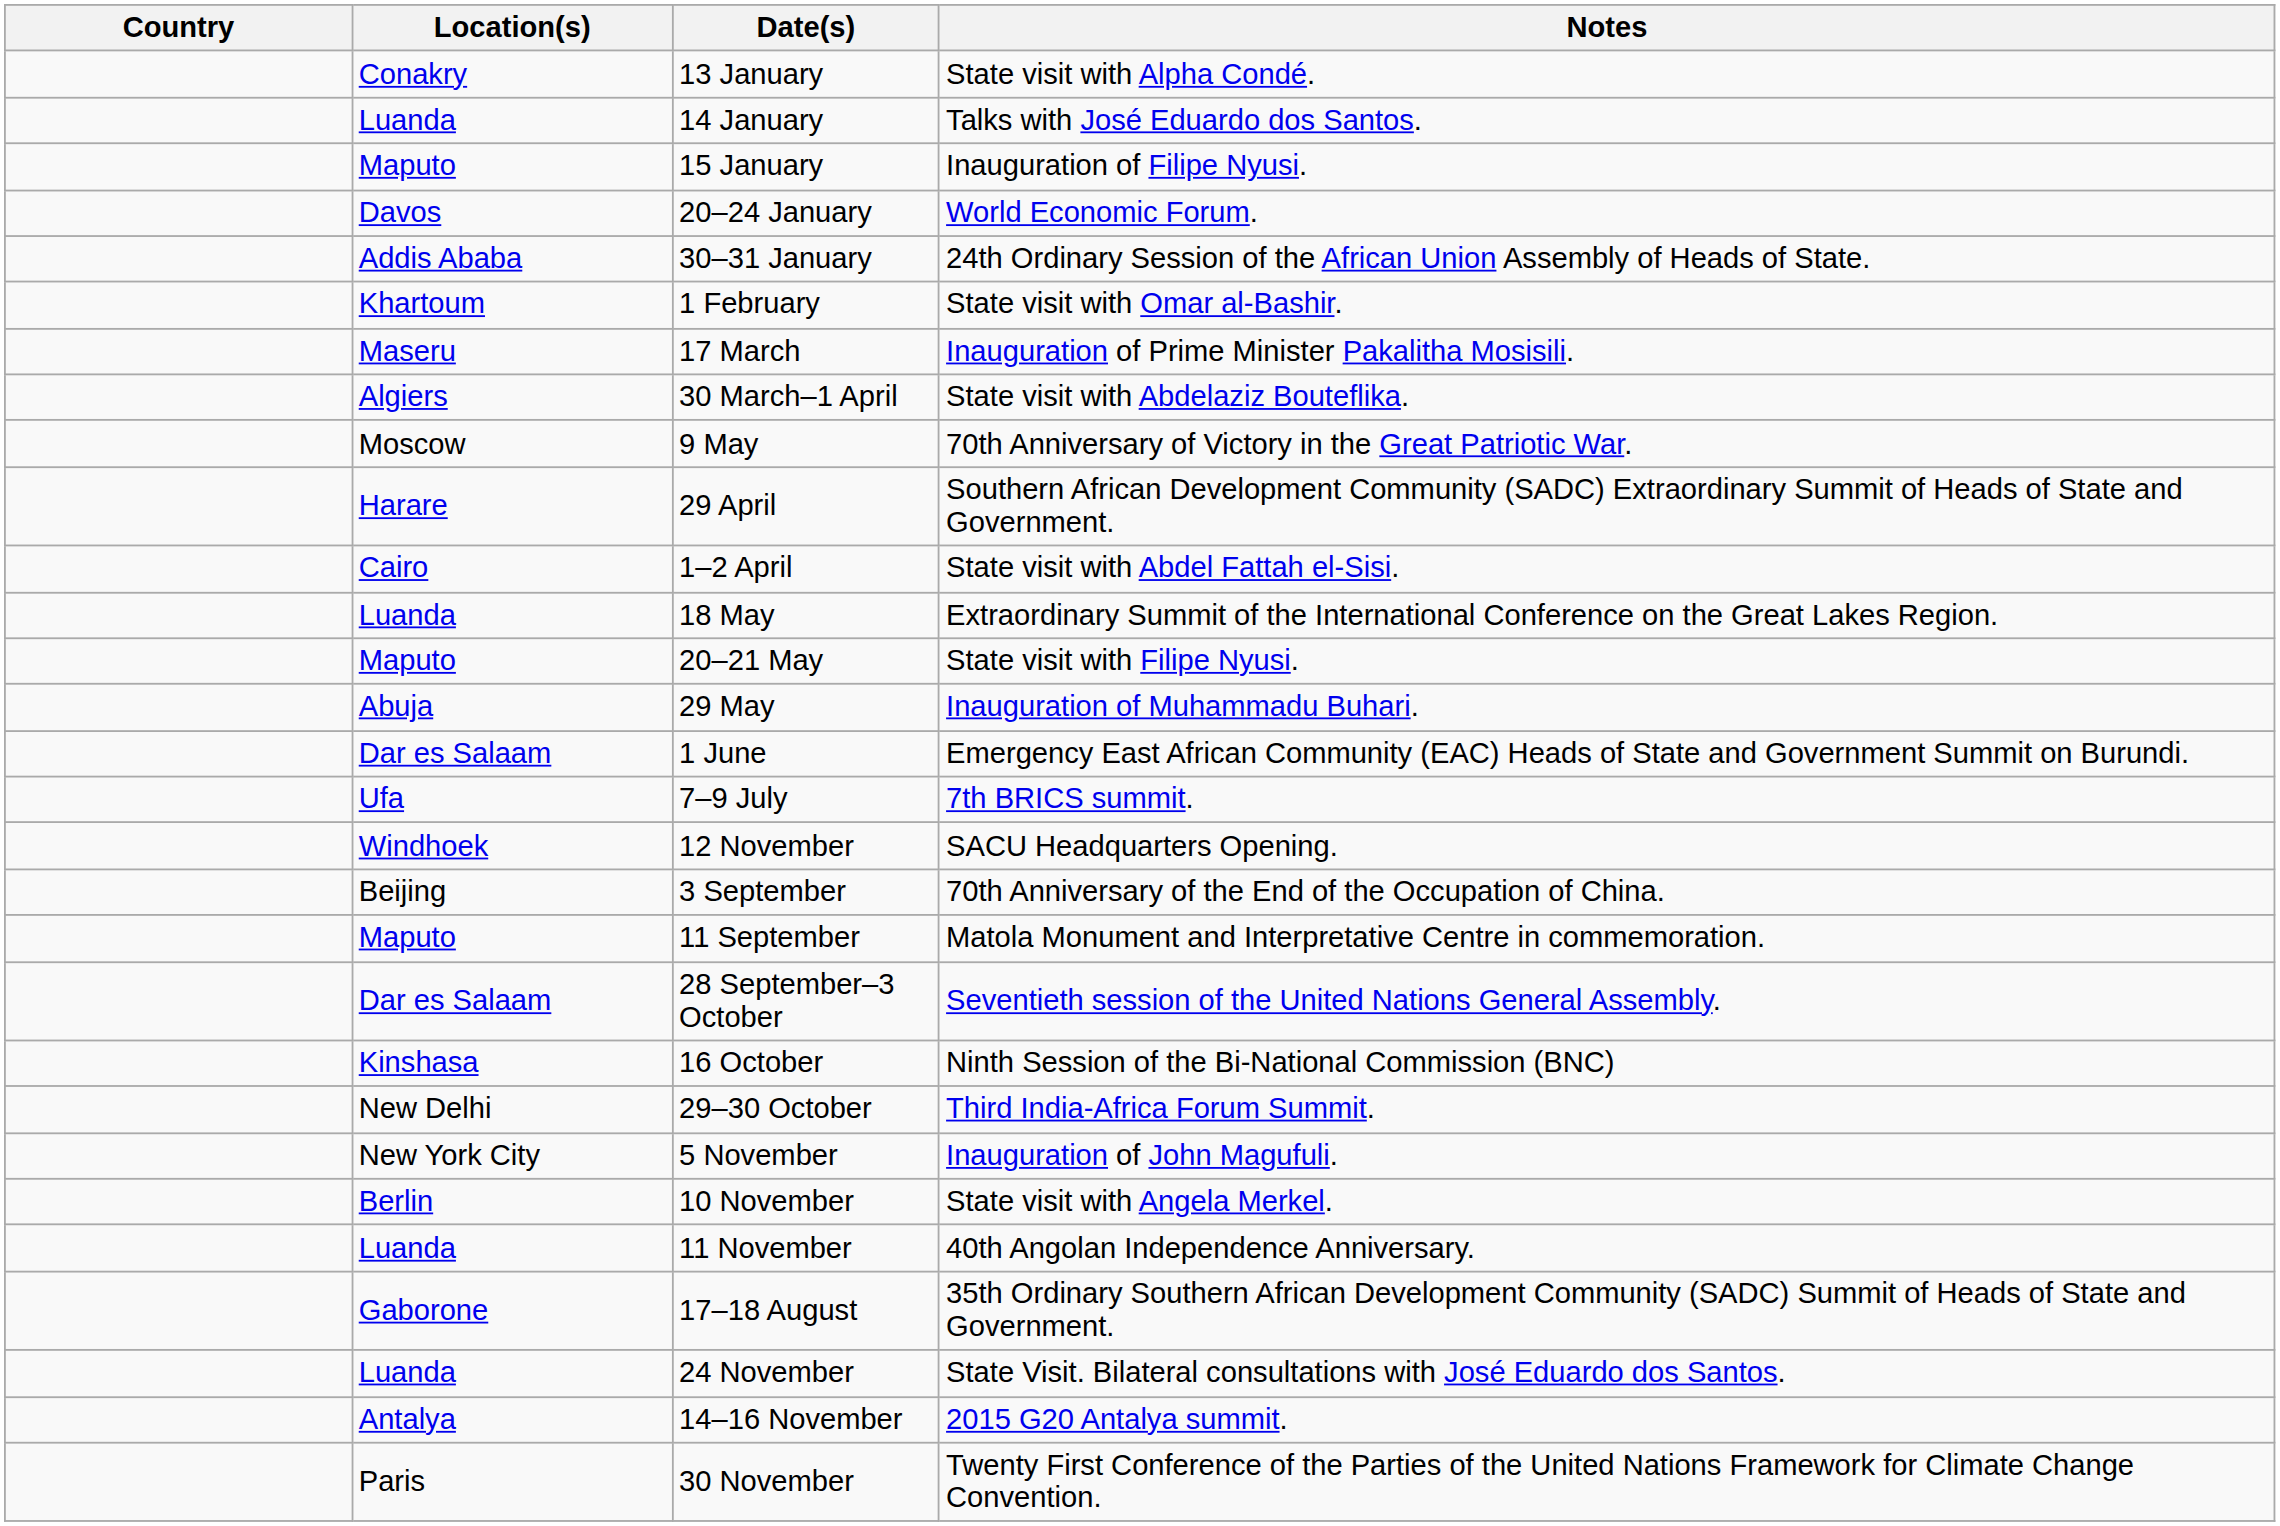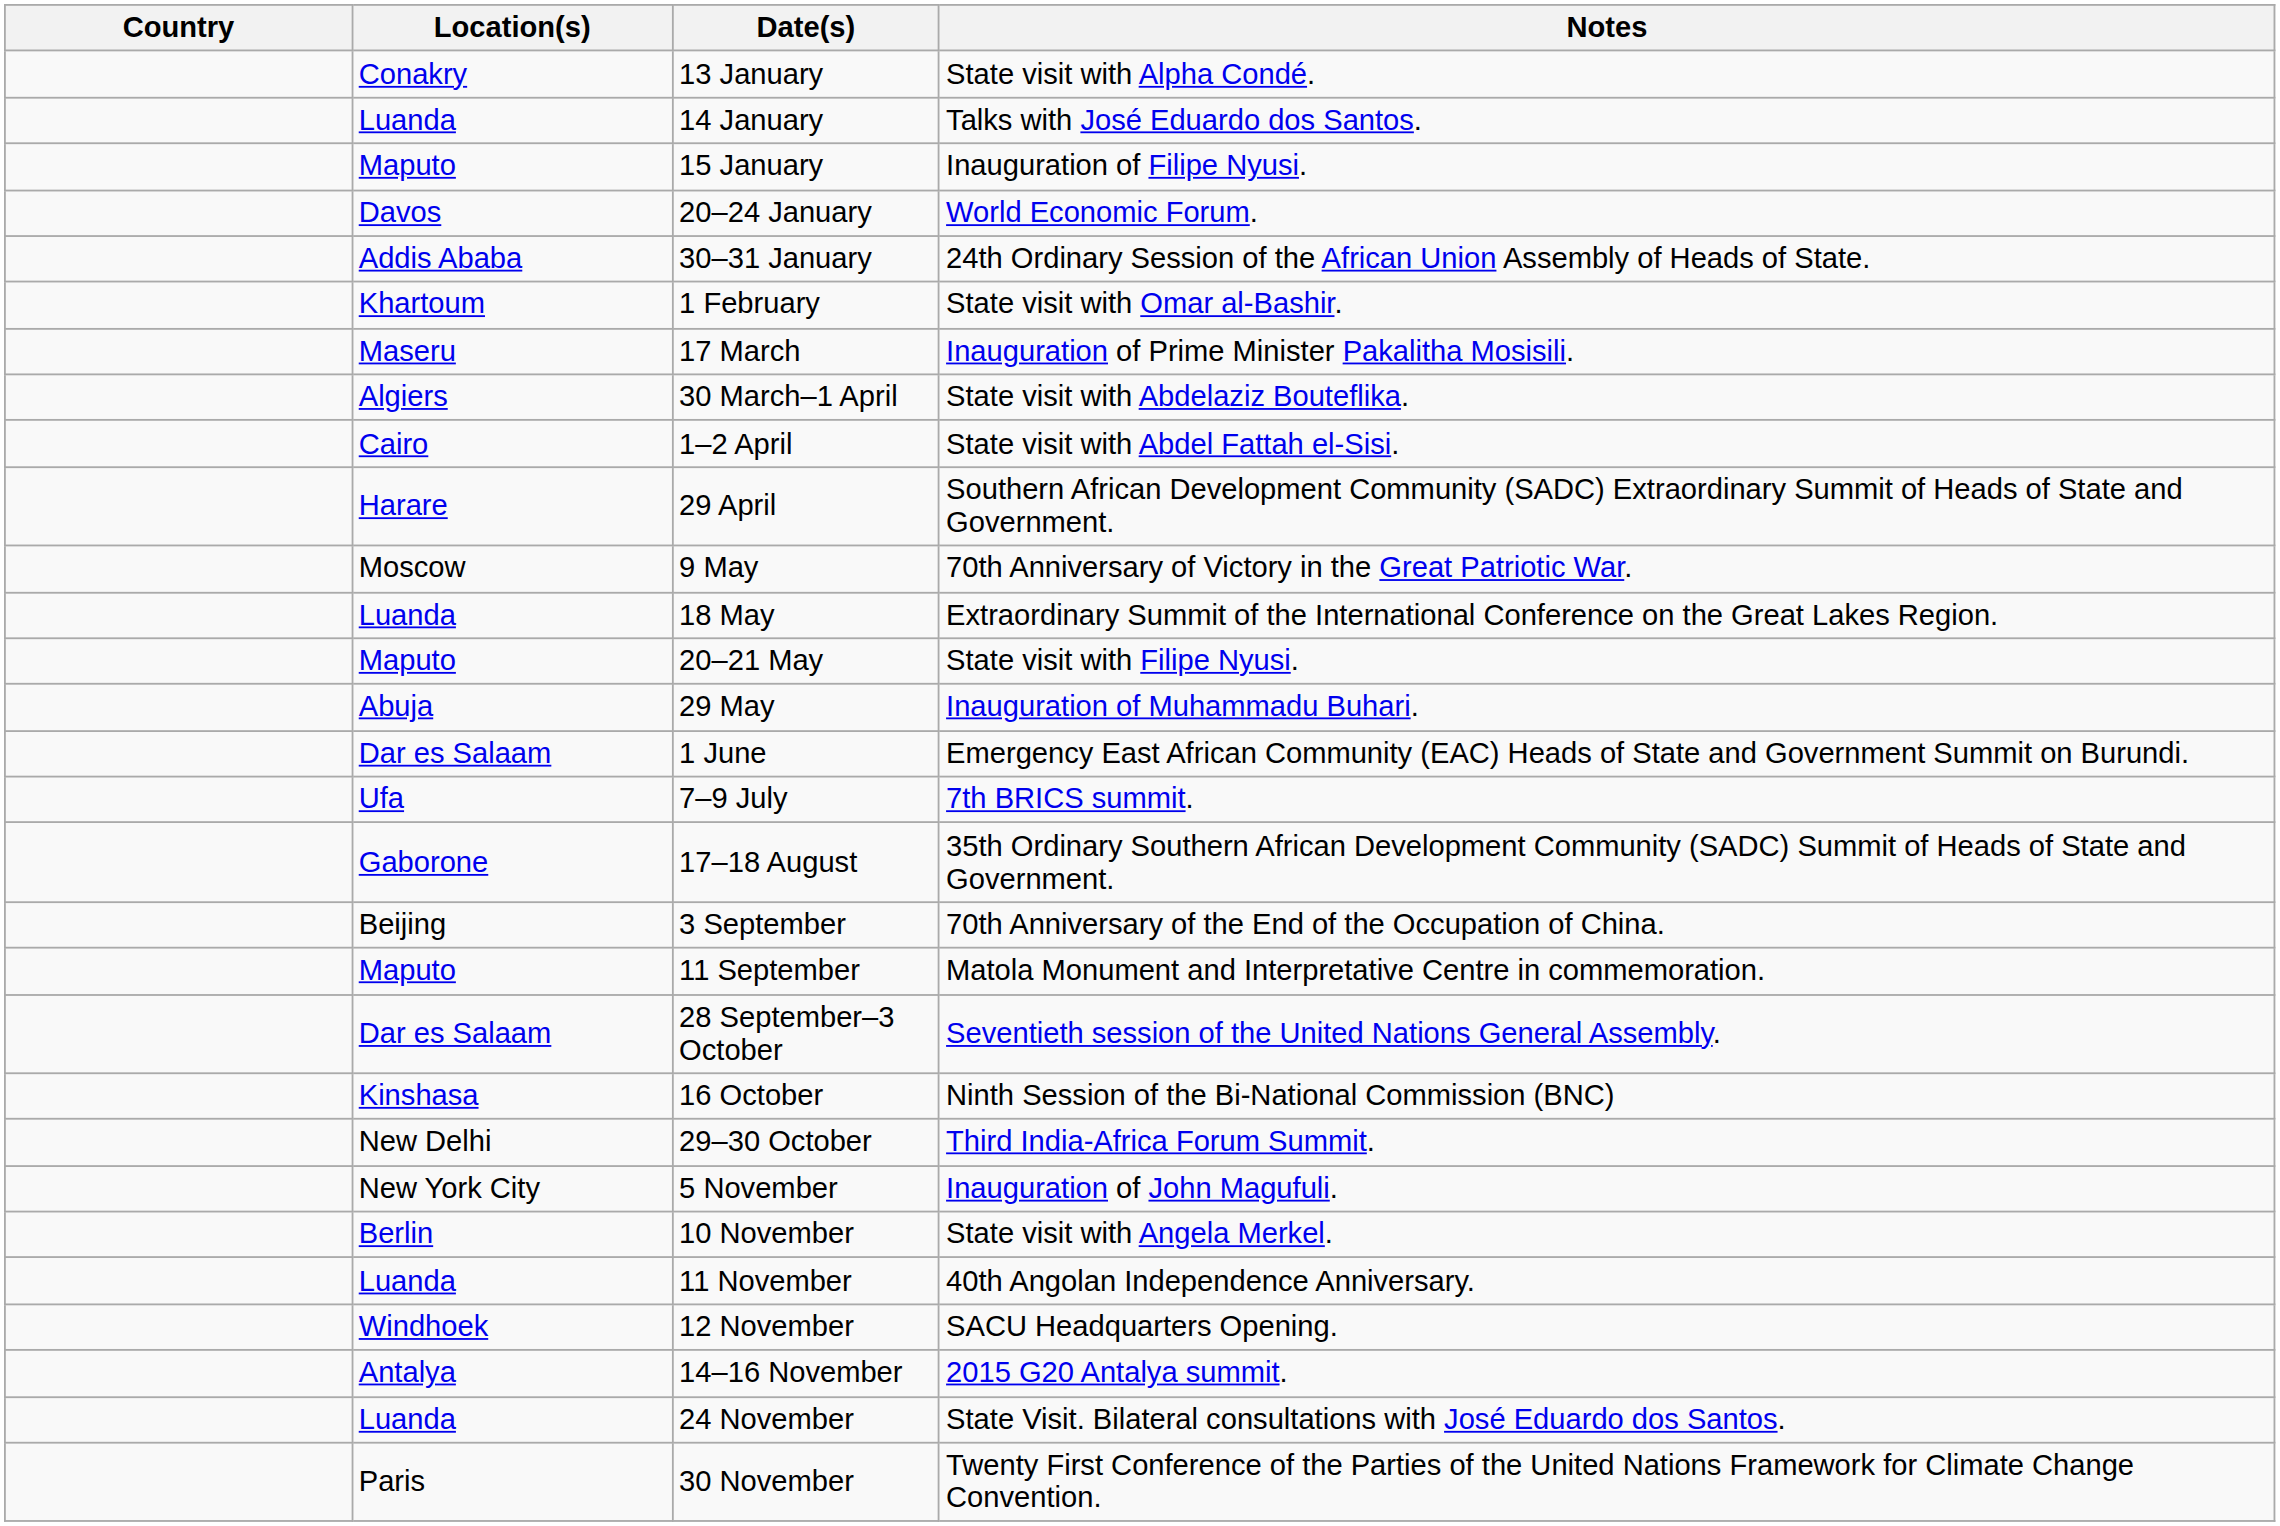rows swapped: (736, 568) <-> (719, 443)
rows swapped: (768, 1310) <-> (767, 845)
rows swapped: (791, 1418) <-> (767, 1372)
